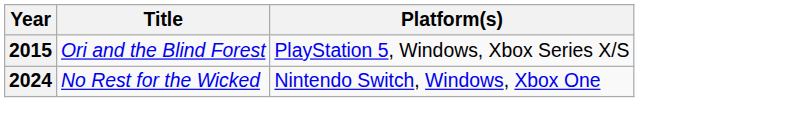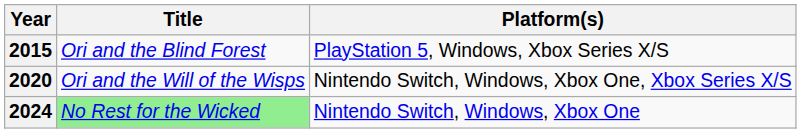+ row: (31, 81)
(160, 81) no background -> (160, 111) lightgreen background
